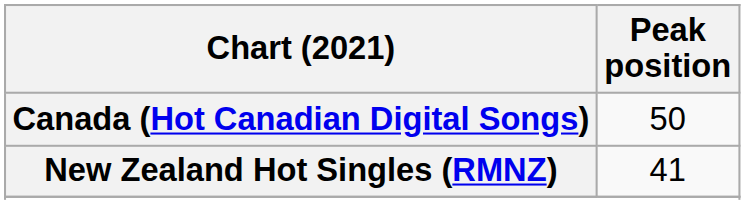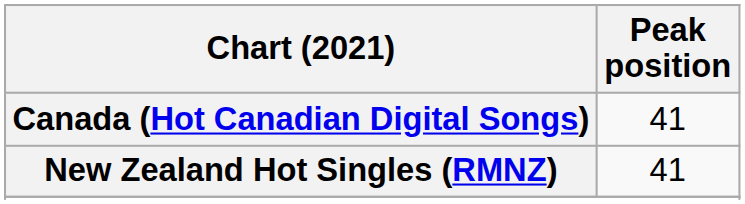(668, 118) 50 -> (668, 118) 41
